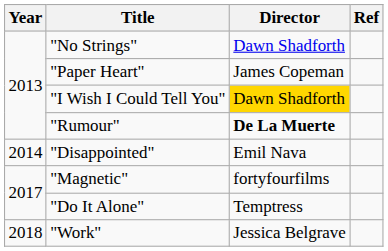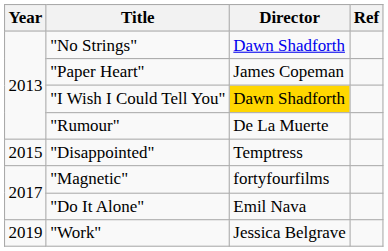(284, 125) bold -> (281, 125) normal
(25, 152) 2014 -> (25, 152) 2015
(270, 152) Emil Nava -> (268, 152) Temptress
(268, 206) Temptress -> (270, 206) Emil Nava
(25, 233) 2018 -> (25, 233) 2019
